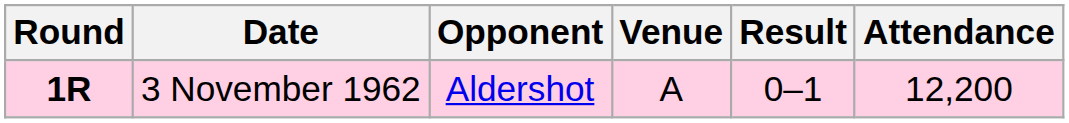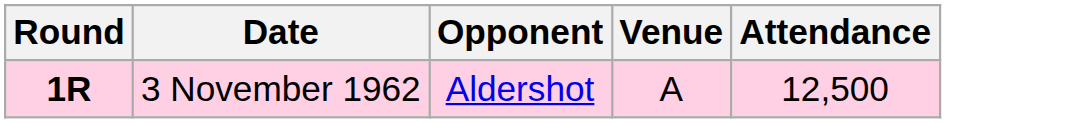- column: (793, 32)
(959, 88) 12,200 -> (835, 88) 12,500
